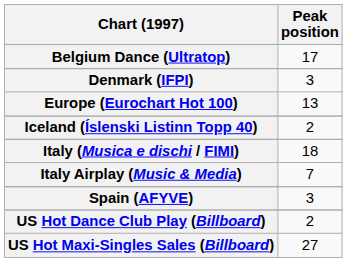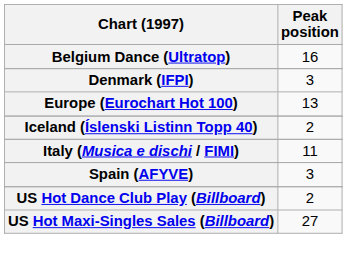(310, 56) 17 -> (310, 56) 16
(310, 151) 18 -> (310, 151) 11
- row: (141, 174)
